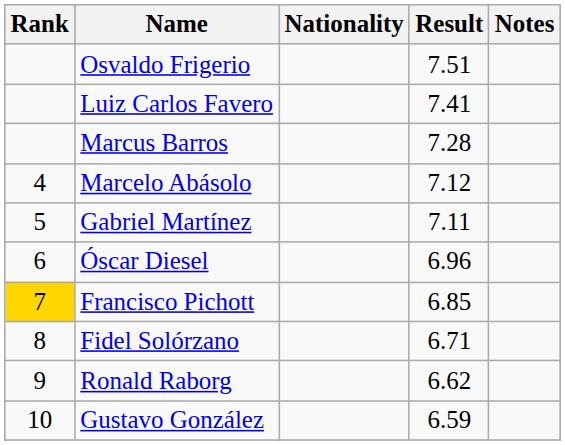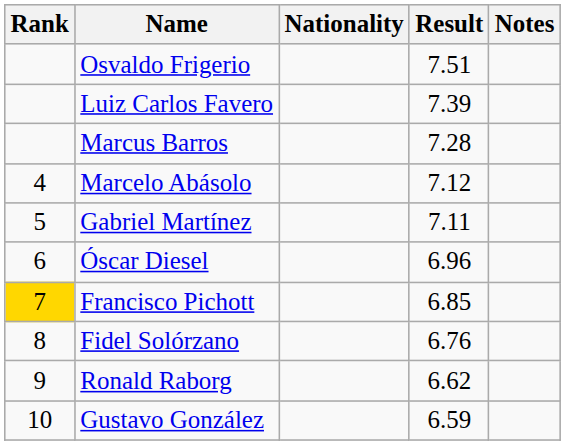(449, 103) 7.41 -> (449, 103) 7.39
(449, 340) 6.71 -> (449, 340) 6.76
